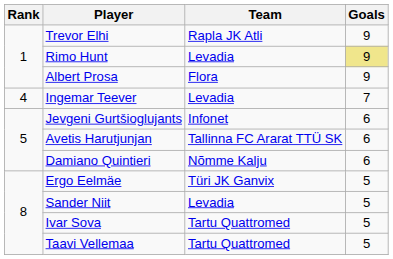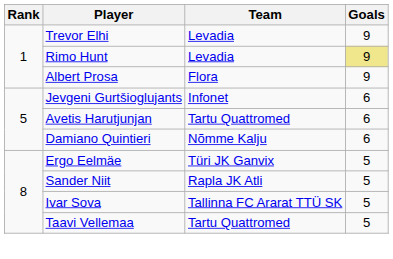(225, 35) Rapla JK Atli -> (211, 35) Levadia
- row: (91, 98)
(265, 139) Tallinna FC Ararat TTÜ SK -> (239, 118) Tartu Quattromed
(211, 202) Levadia -> (225, 181) Rapla JK Atli
(239, 222) Tartu Quattromed -> (265, 202) Tallinna FC Ararat TTÜ SK
